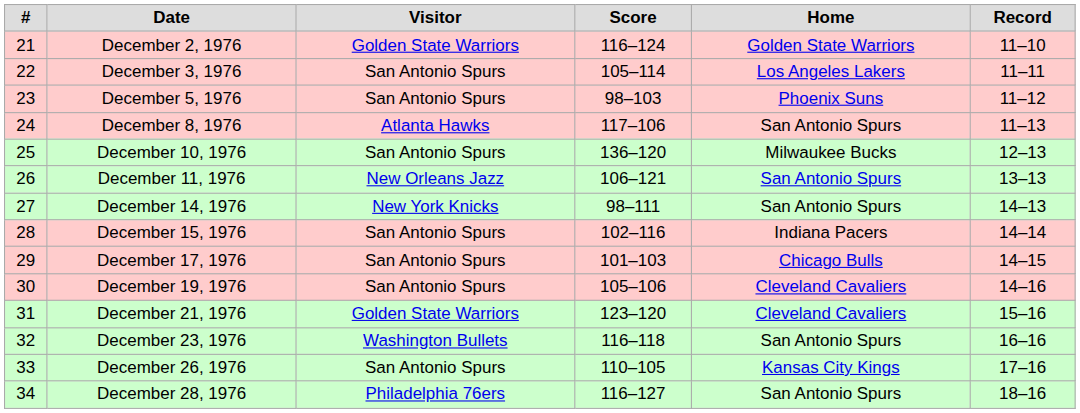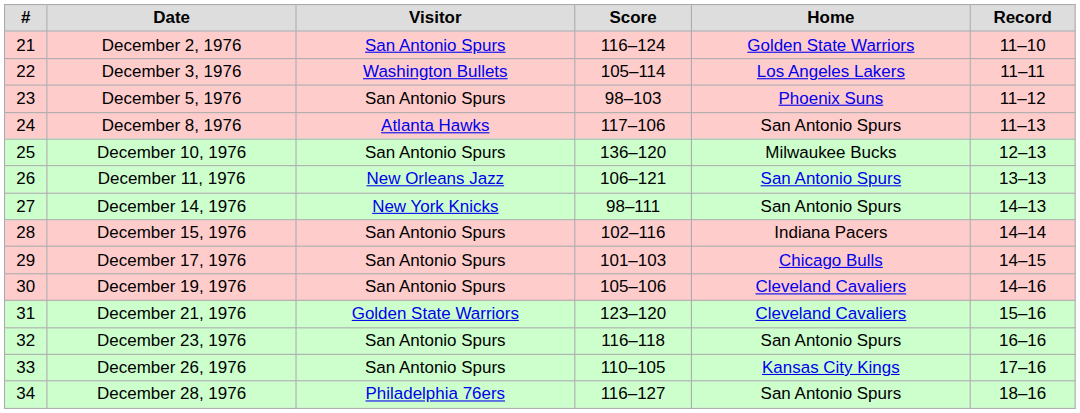(435, 44) Golden State Warriors -> (435, 44) San Antonio Spurs
(435, 71) San Antonio Spurs -> (435, 71) Washington Bullets
(435, 340) Washington Bullets -> (435, 340) San Antonio Spurs
